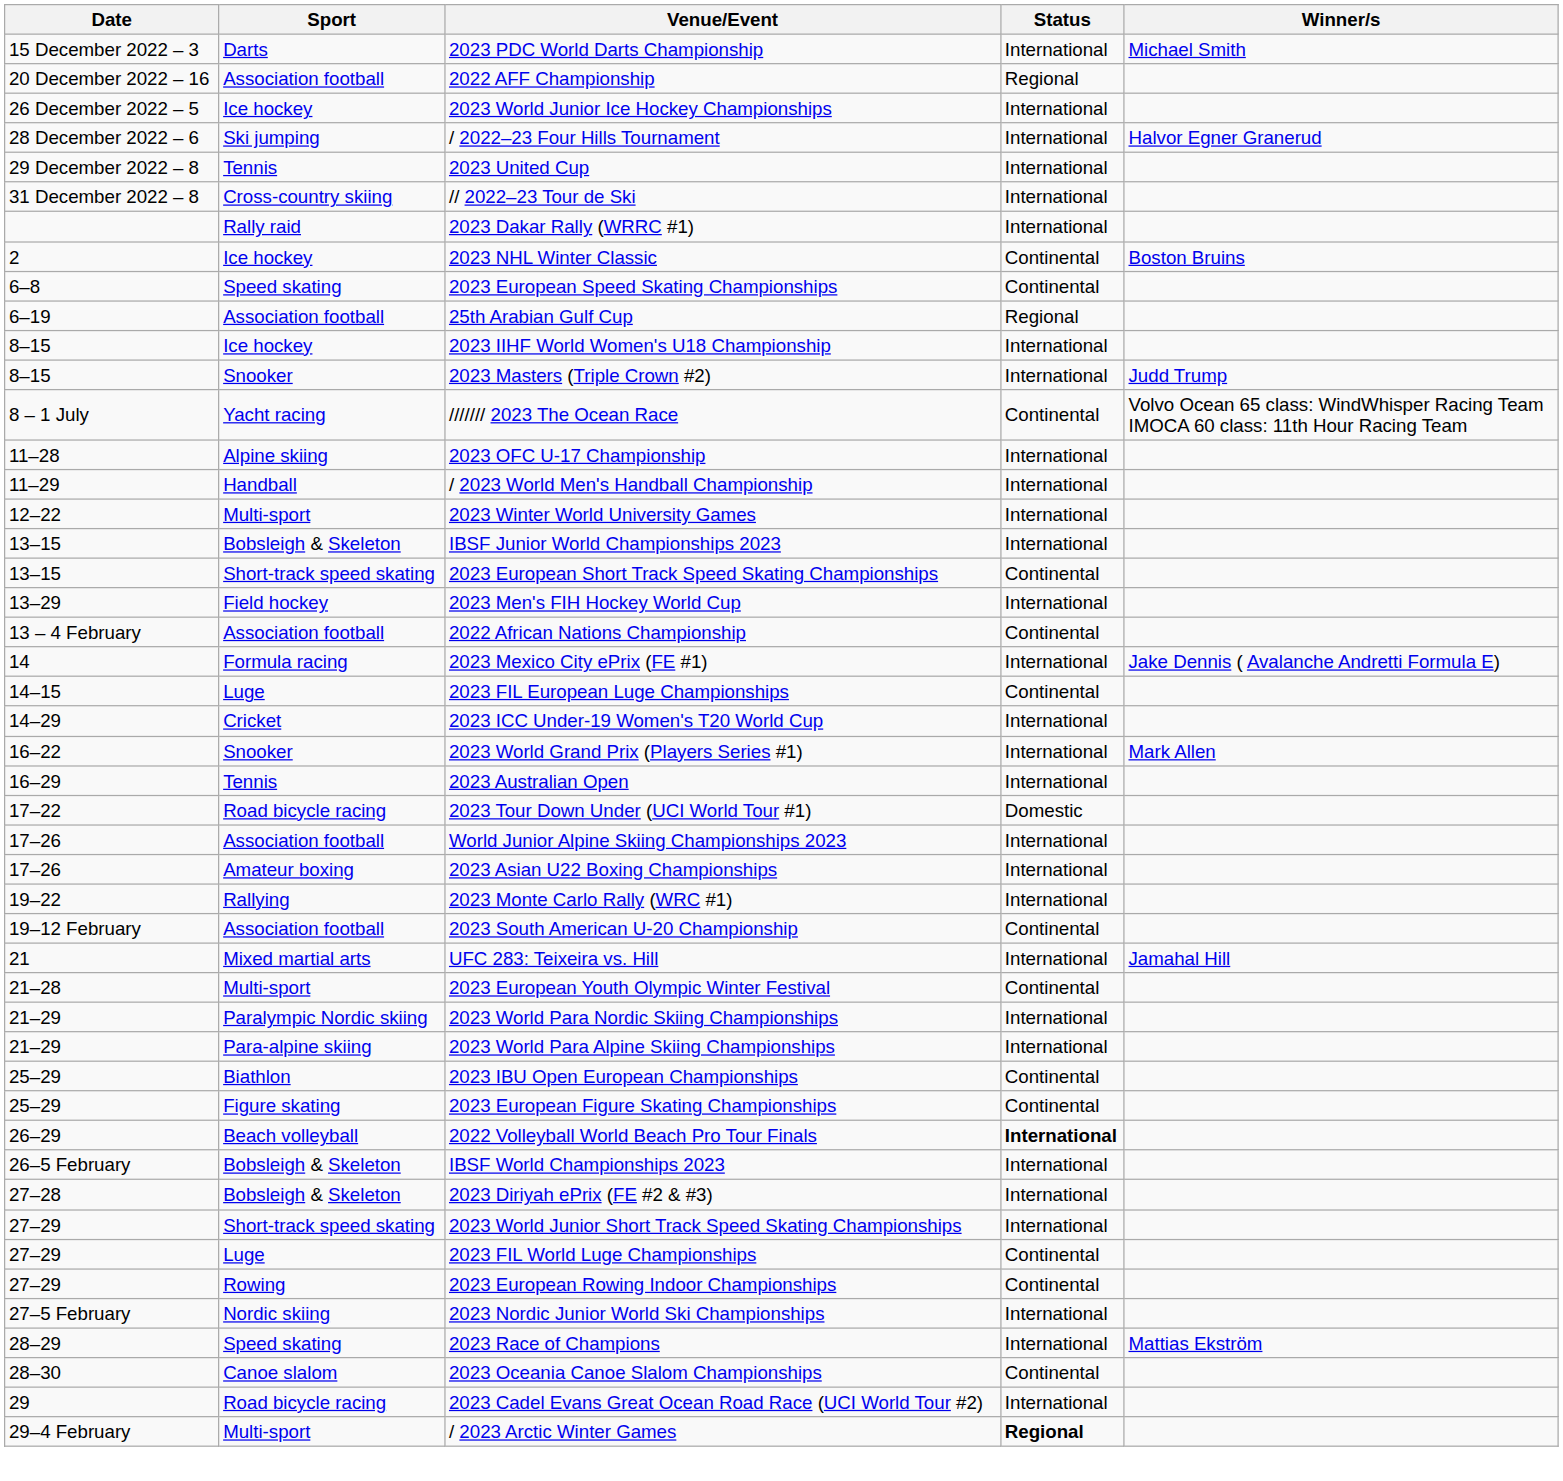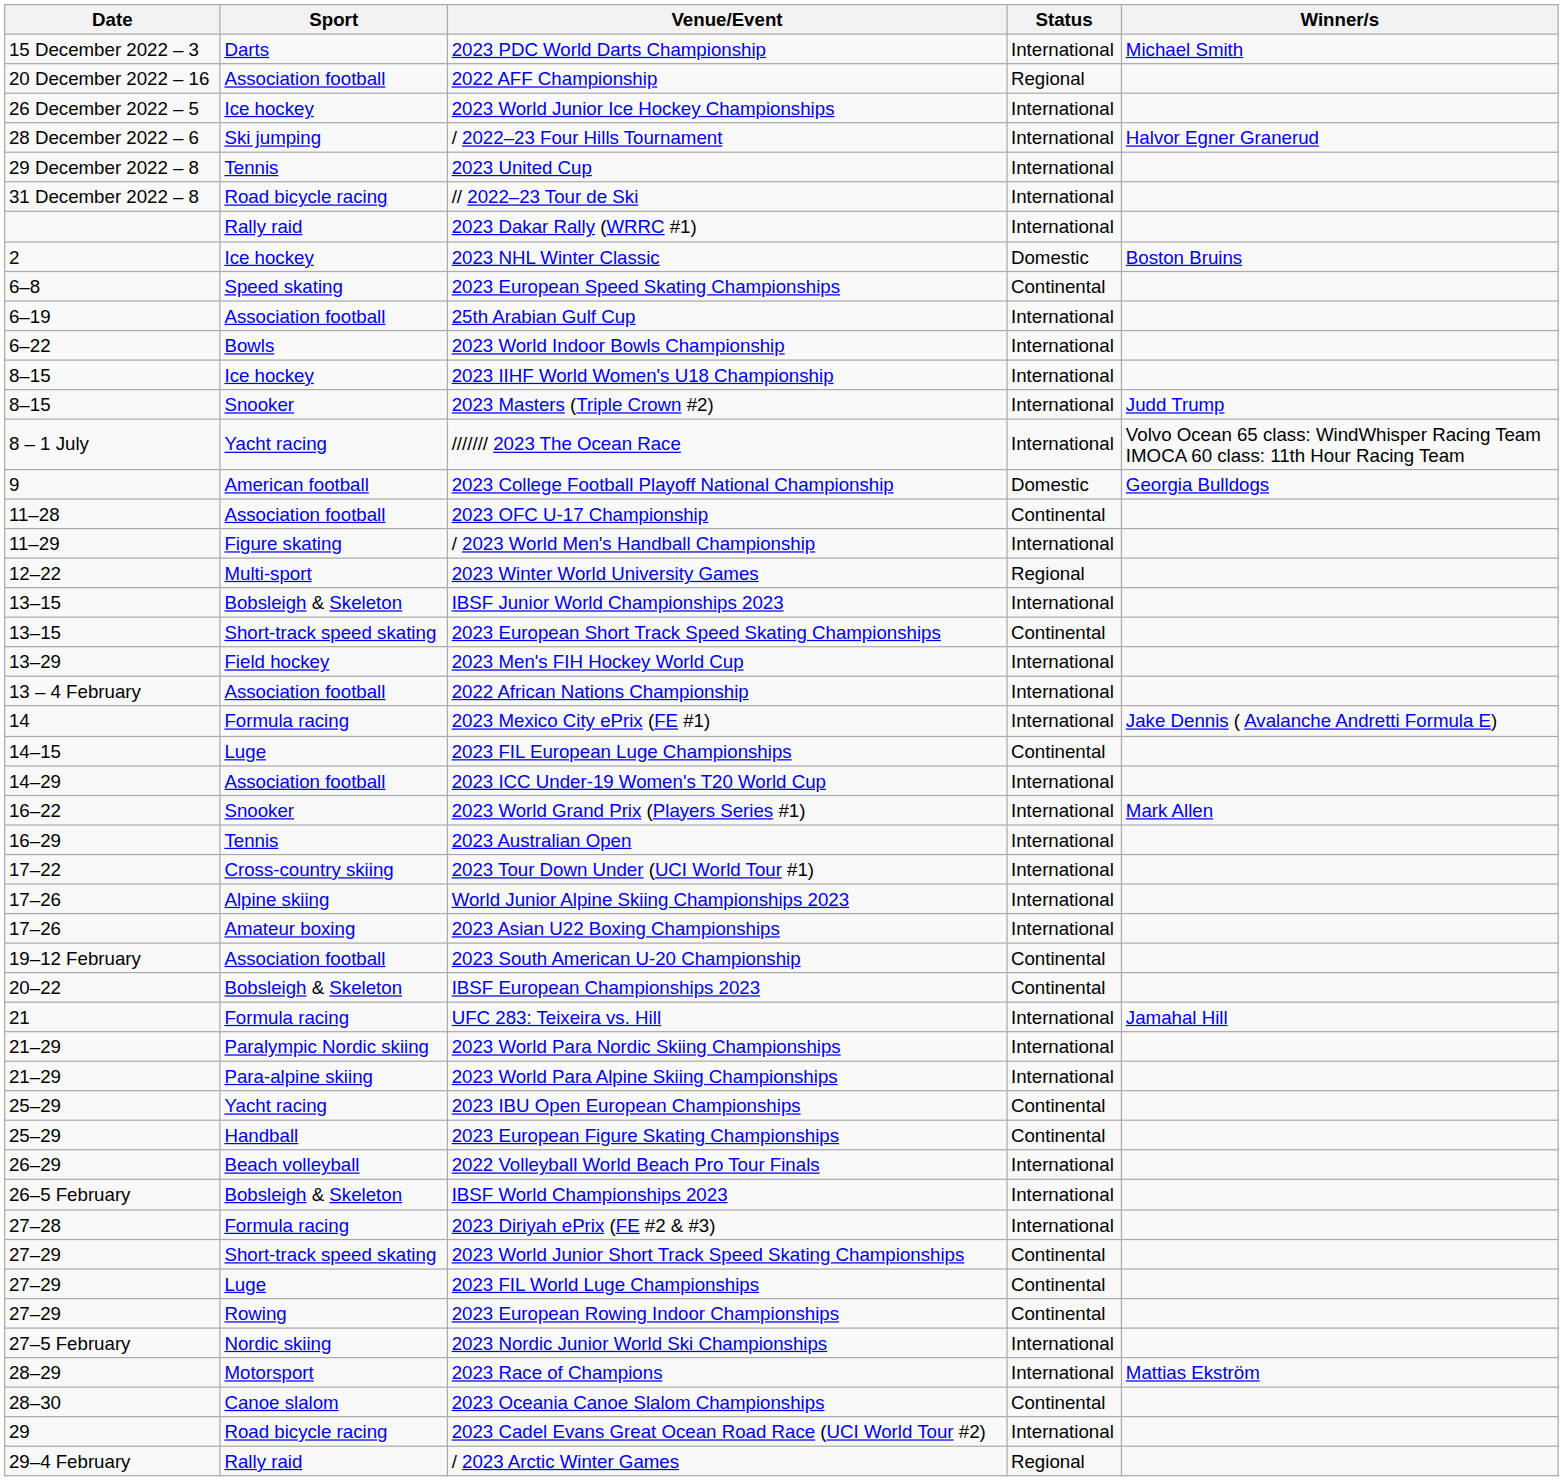(308, 197) Cross-country skiing -> (306, 197) Road bicycle racing
(1052, 256) Continental -> (1050, 256) Domestic
(1042, 316) Regional -> (1062, 316) International
+ row: (618, 345)
(1052, 415) Continental -> (1062, 444) International
+ row: (673, 484)
(276, 455) Alpine skiing -> (305, 514) Association football
(1056, 455) International -> (1058, 514) Continental
(260, 484) Handball -> (283, 544) Figure skating
(1056, 514) International -> (1048, 573) Regional
(1052, 632) Continental -> (1062, 692) International
(252, 721) Cricket -> (305, 780) Association football
(305, 810) Road bicycle racing -> (309, 869) Cross-country skiing
(1044, 810) Domestic -> (1062, 869) International
(304, 840) Association football -> (277, 899) Alpine skiing
- row: (591, 899)
+ row: (606, 988)
(297, 958) Mixed martial arts -> (287, 1017) Formula racing
- row: (640, 988)
(257, 1076) Biathlon -> (276, 1106) Yacht racing
(282, 1106) Figure skating -> (261, 1136) Handball
(1061, 1136) bold -> (1062, 1165) normal
(312, 1195) Bobsleigh & Skeleton -> (287, 1224) Formula racing
(1056, 1224) International -> (1058, 1254) Continental
(282, 1343) Speed skating -> (269, 1372) Motorsport
(267, 1432) Multi-sport -> (263, 1461) Rally raid
(1044, 1432) bold -> (1048, 1461) normal
